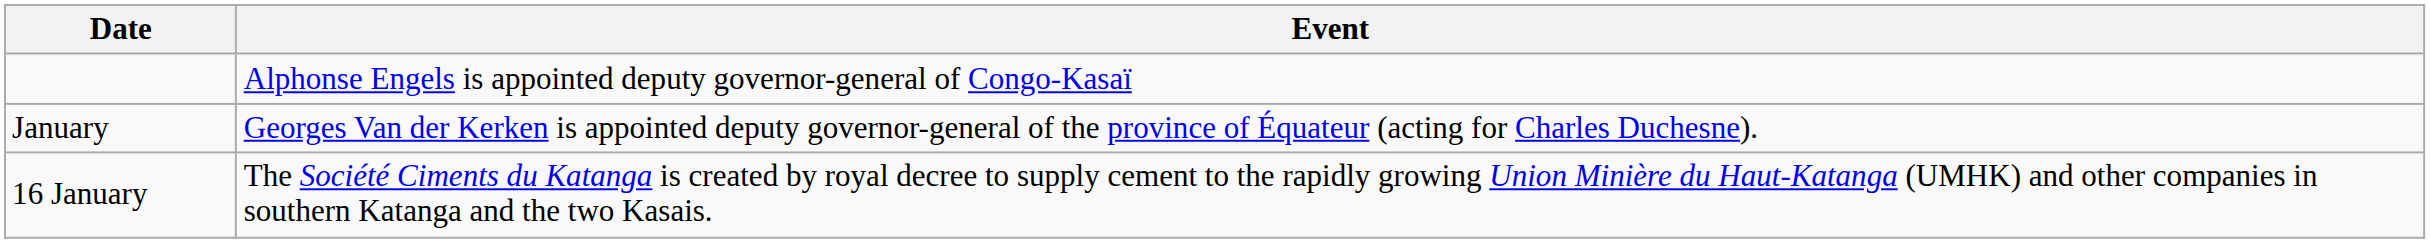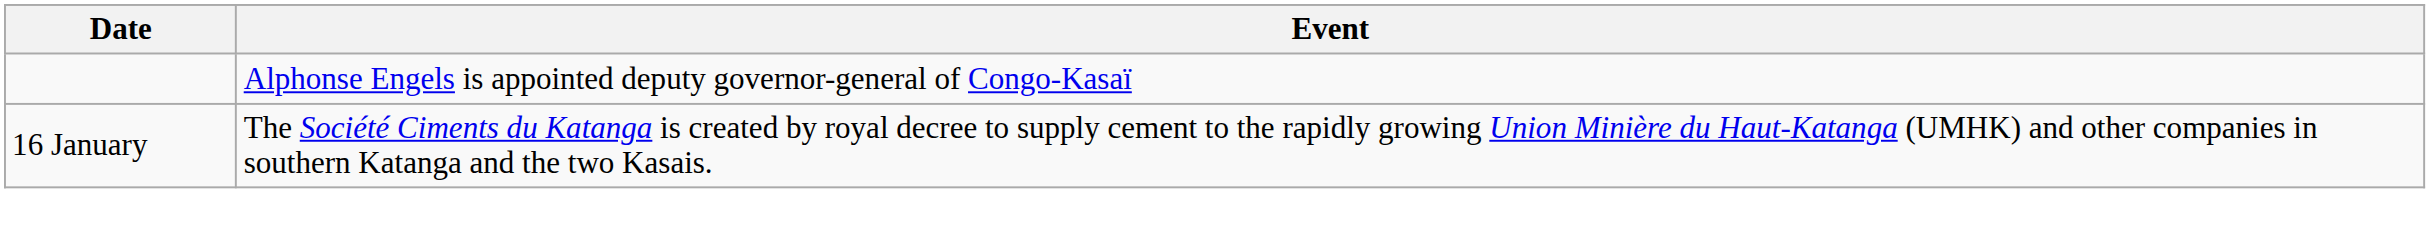- row: (60, 127)
